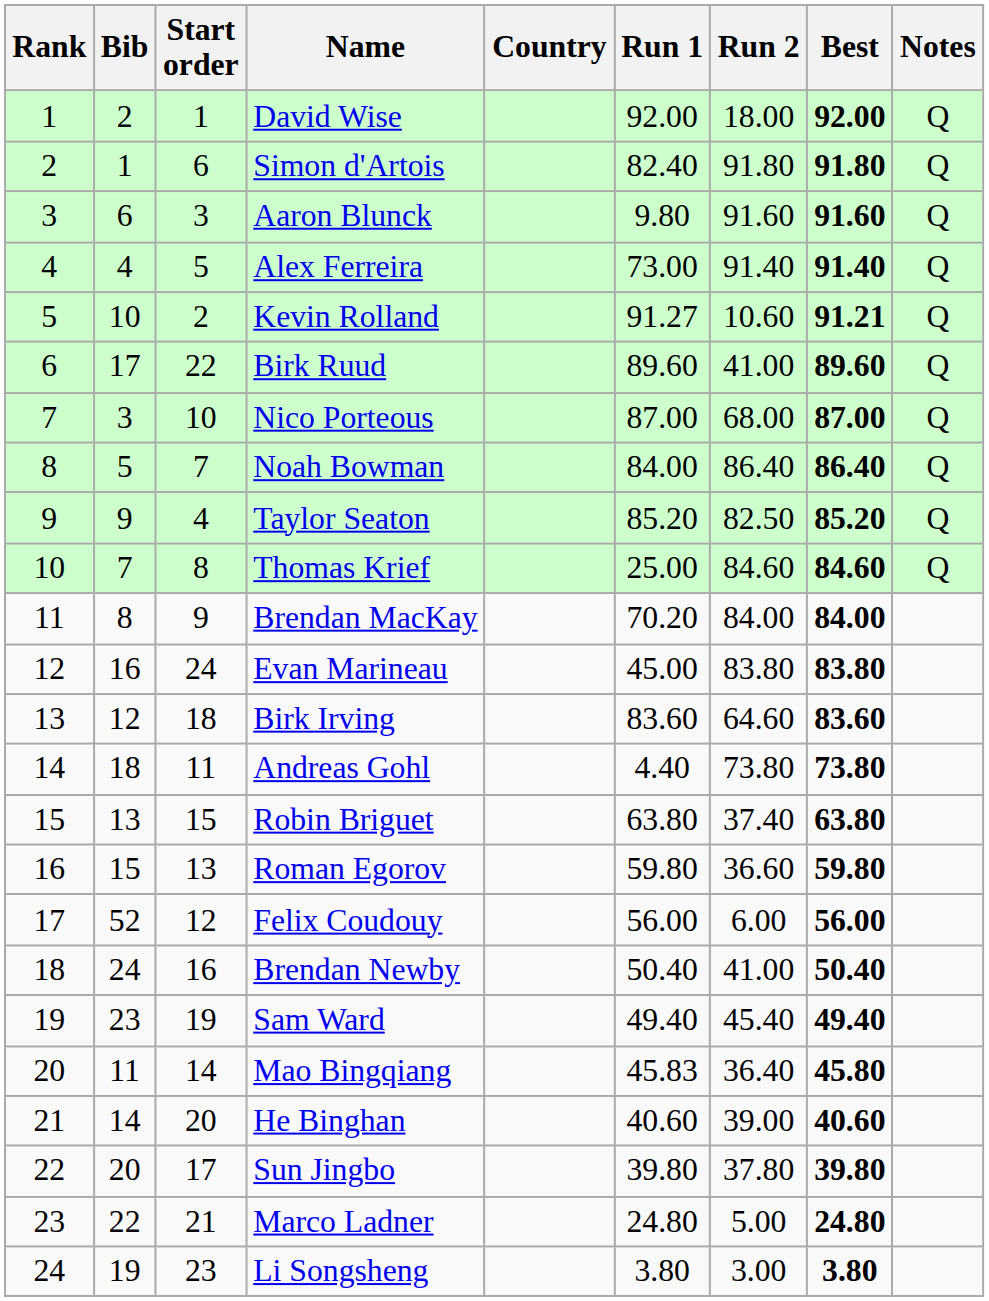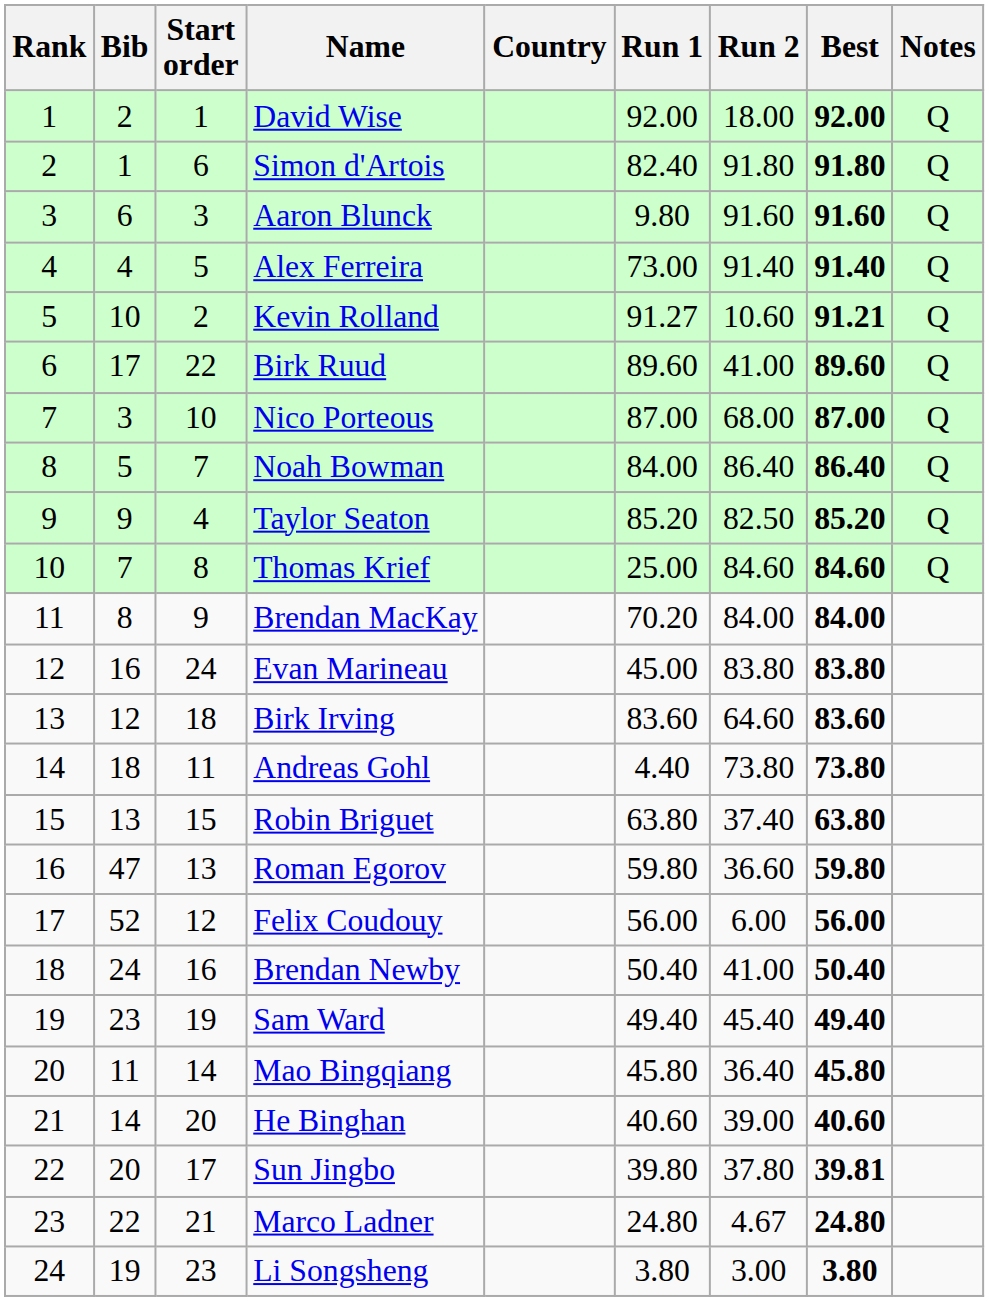(125, 869) 15 -> (125, 869) 47
(662, 1070) 45.83 -> (662, 1070) 45.80
(850, 1170) 39.80 -> (850, 1170) 39.81
(759, 1220) 5.00 -> (759, 1220) 4.67
